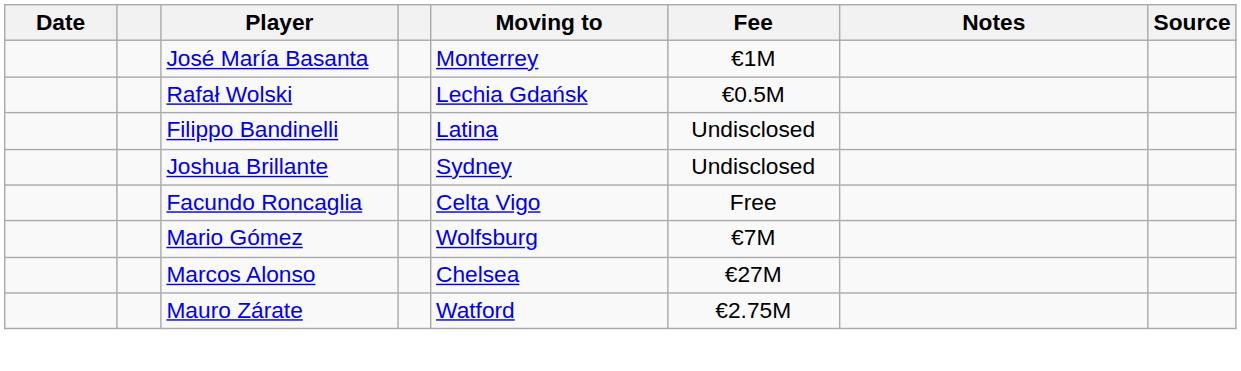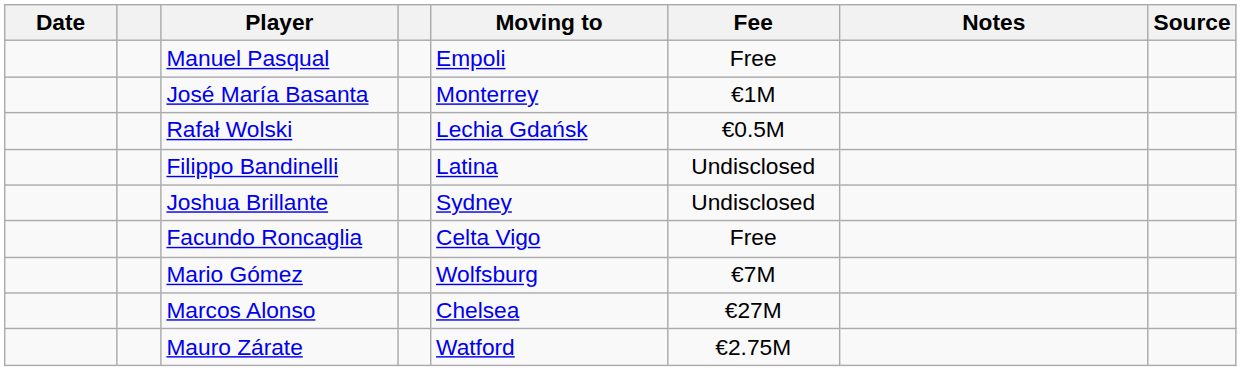+ row: (248, 58)
